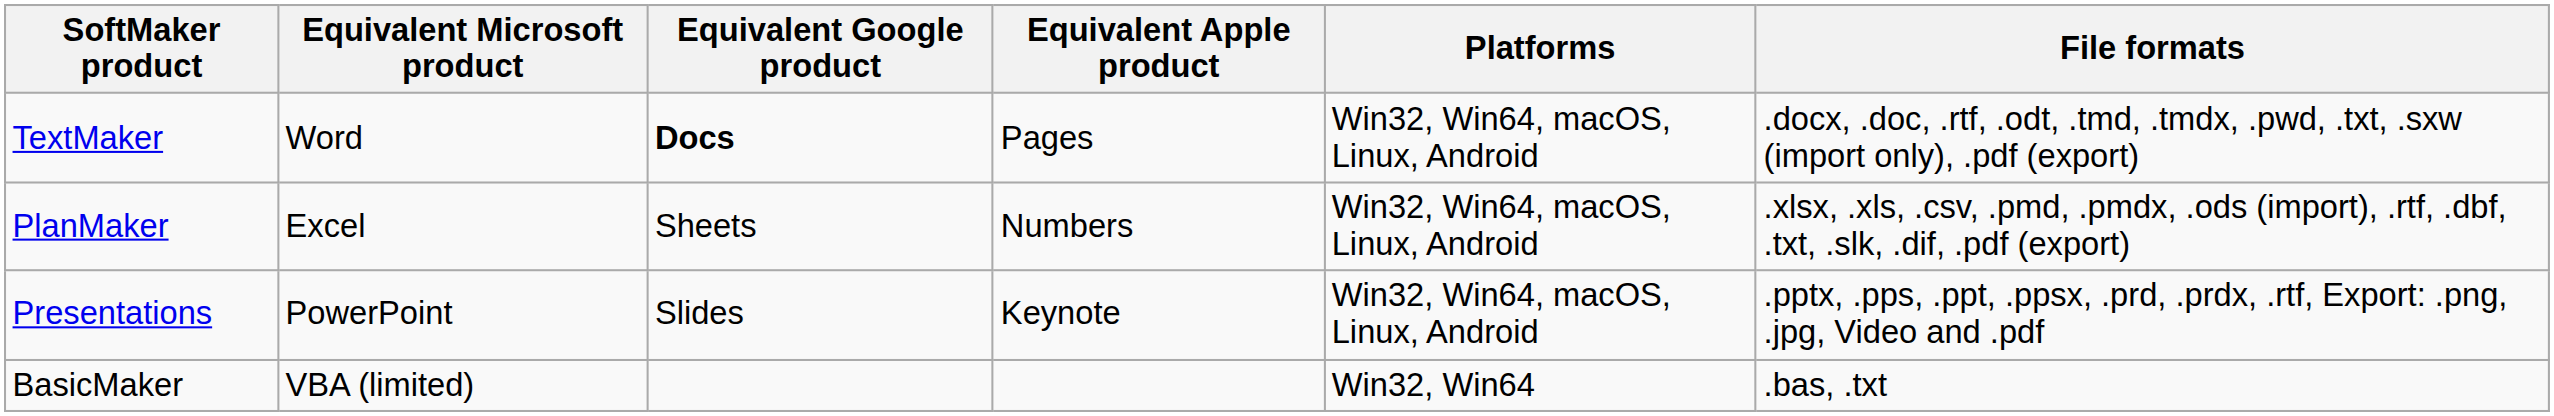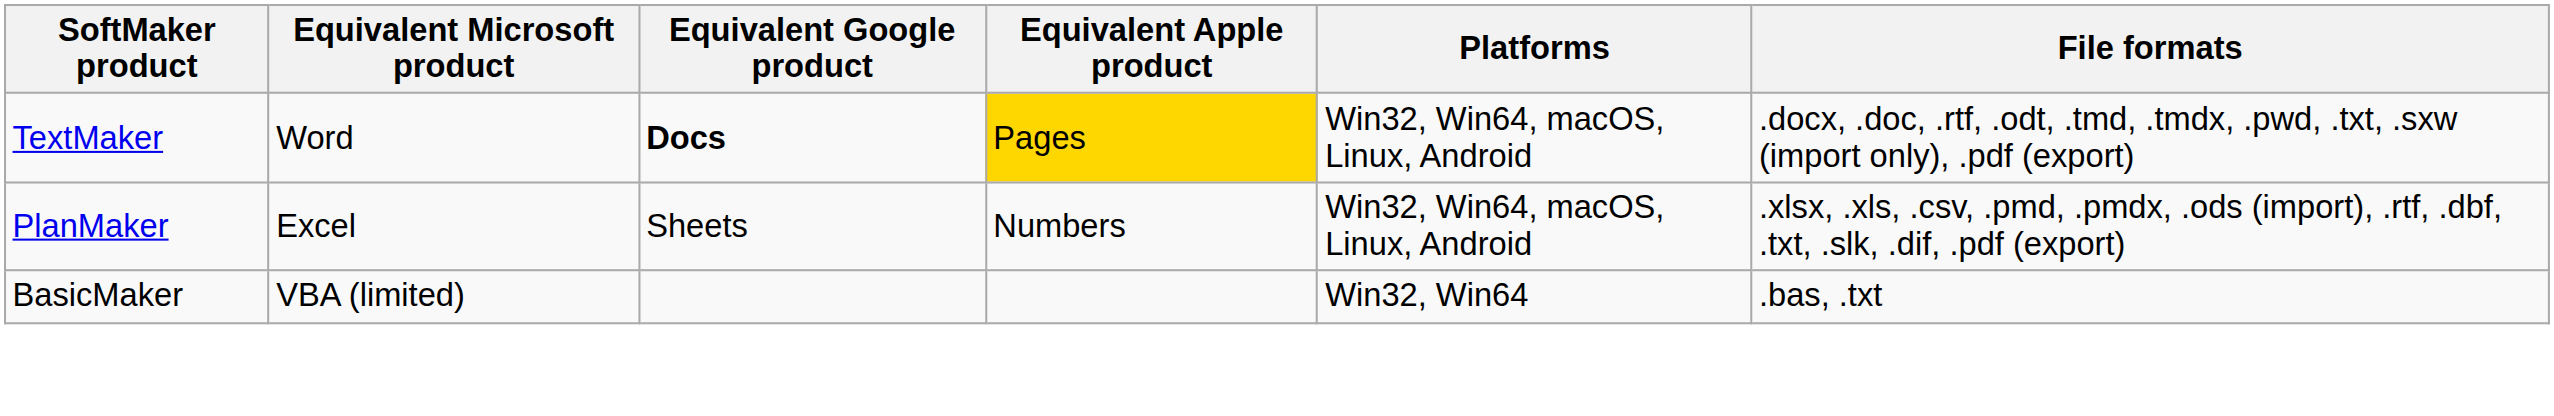(1047, 137) no background -> (1040, 137) gold background
- row: (112, 314)
